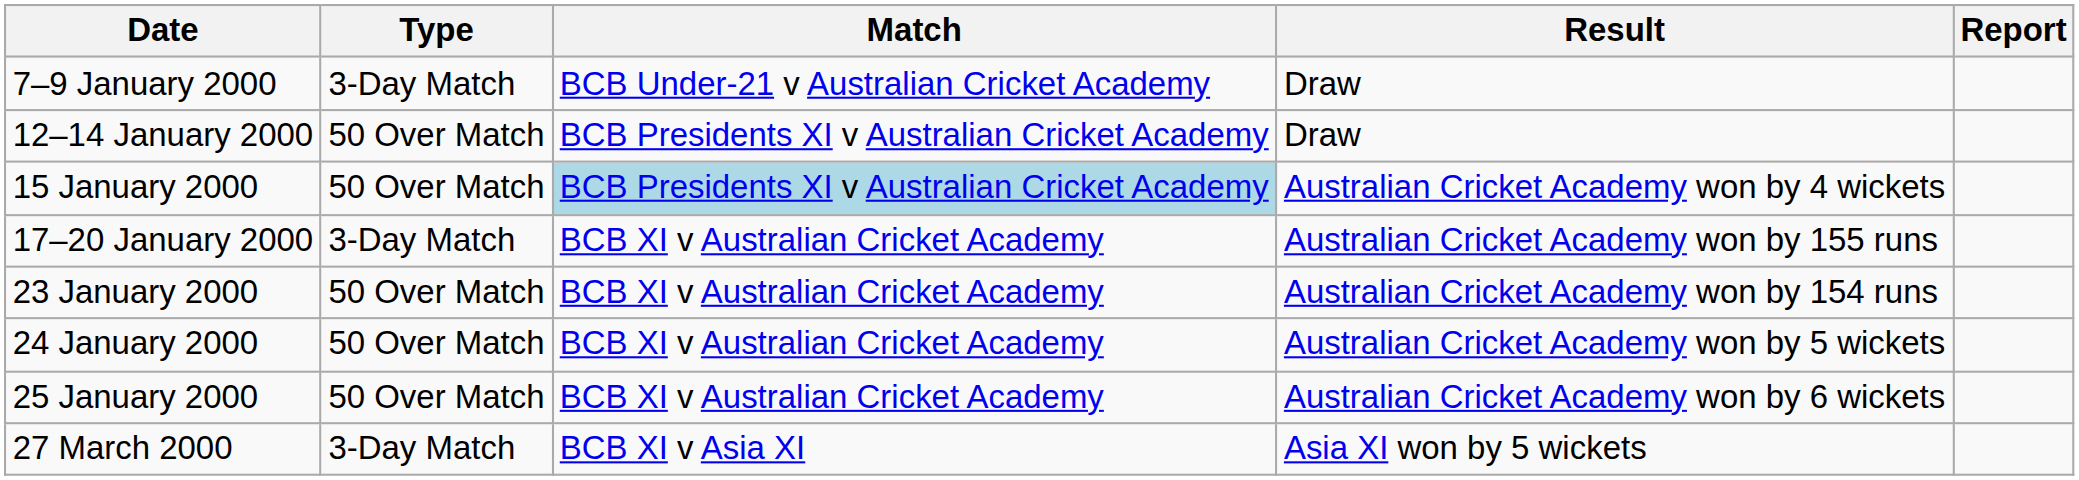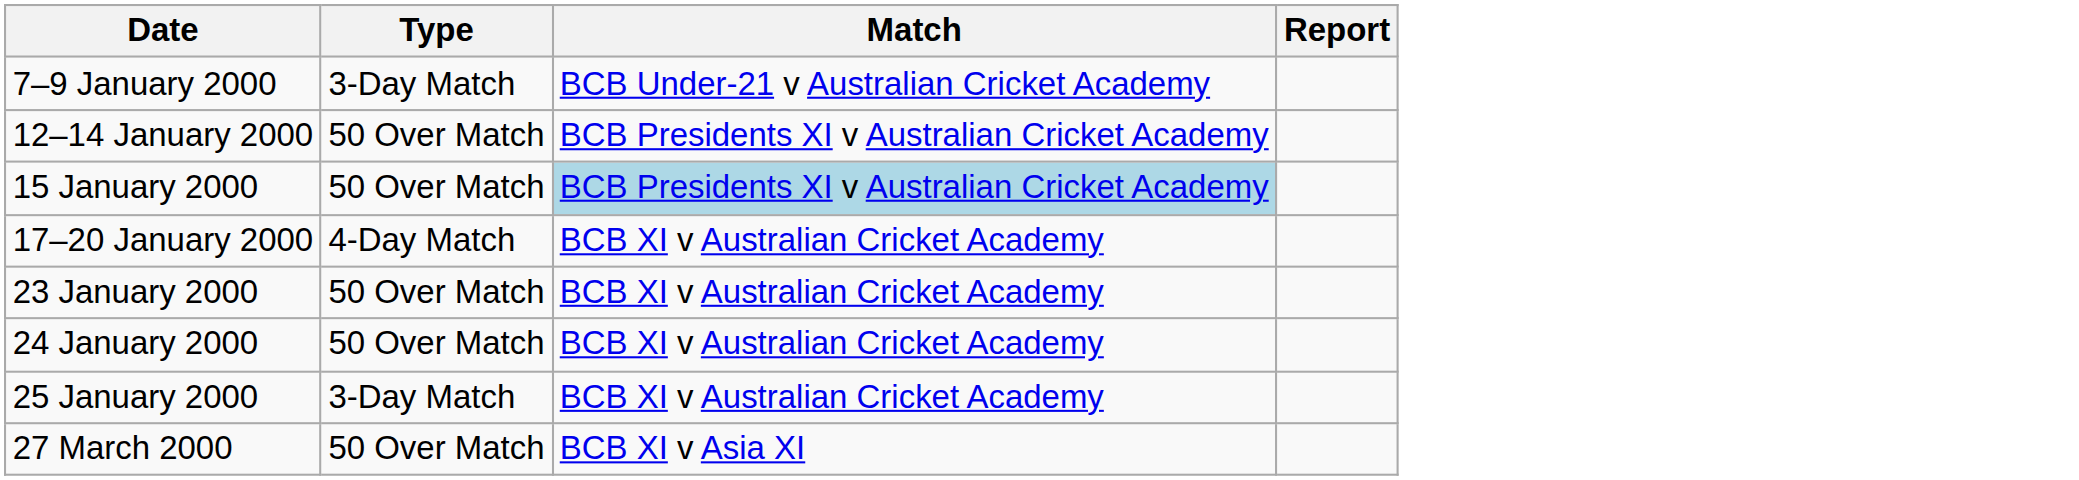- column: (1615, 30)
(422, 239) 3-Day Match -> (422, 239) 4-Day Match
(436, 396) 50 Over Match -> (422, 396) 3-Day Match
(422, 448) 3-Day Match -> (436, 448) 50 Over Match
